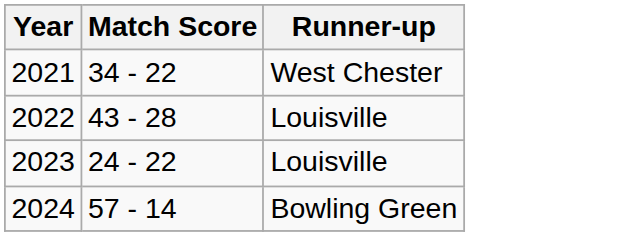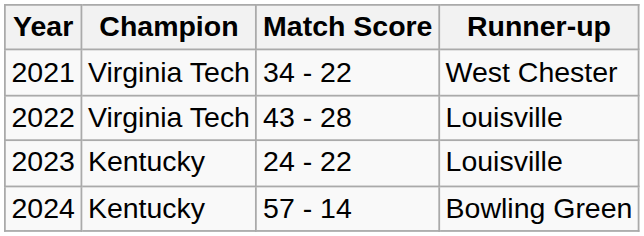+ column: (169, 27)
